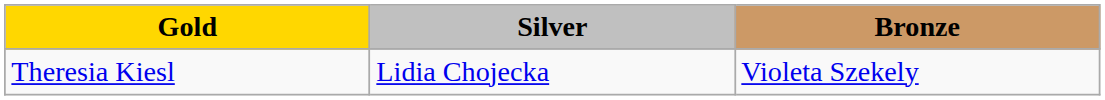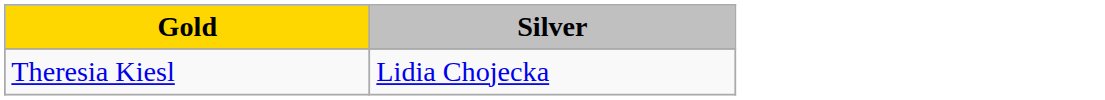- column: (917, 26)
